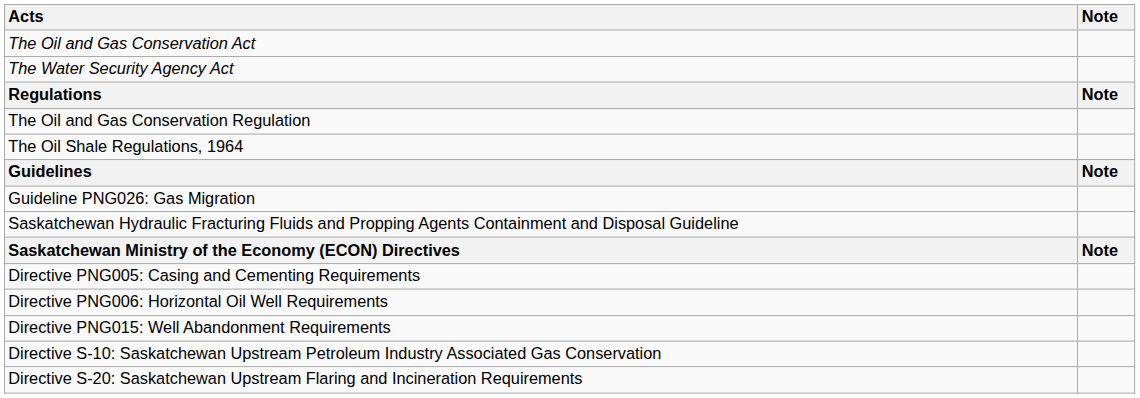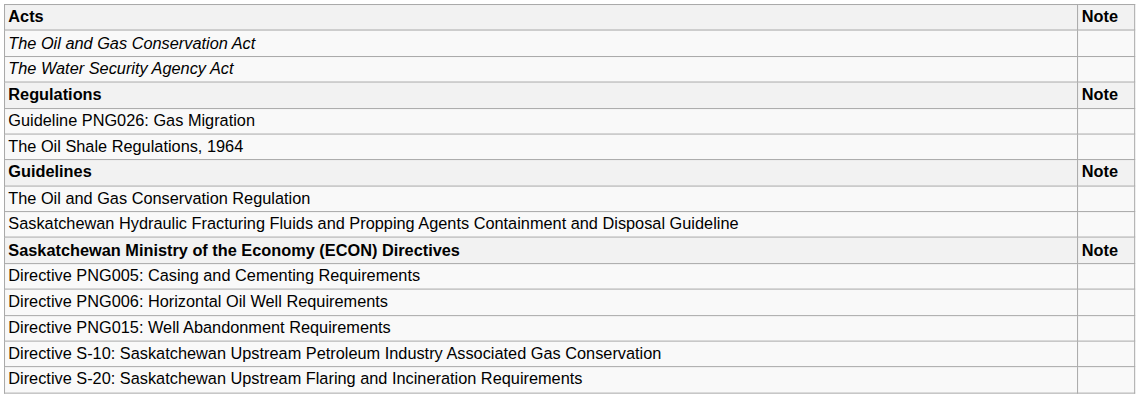rows swapped: (159, 120) <-> (132, 198)
